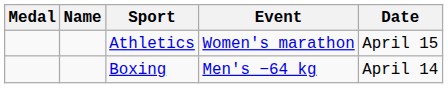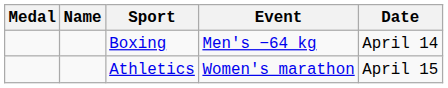rows swapped: (138, 69) <-> (152, 43)
